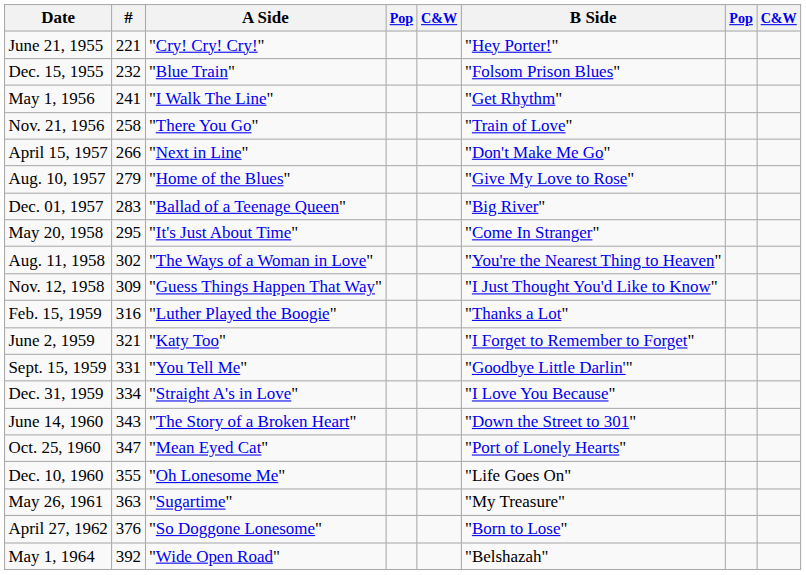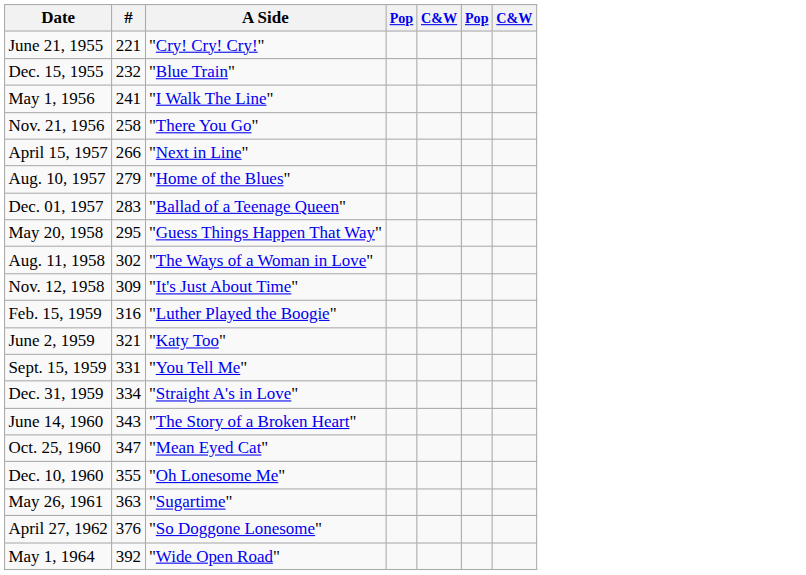- column: (593, 17)
(224, 233) "It's Just About Time" -> (265, 233) "Guess Things Happen That Way"
(265, 286) "Guess Things Happen That Way" -> (224, 286) "It's Just About Time"
